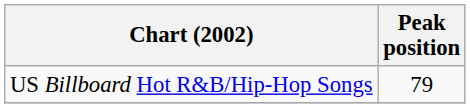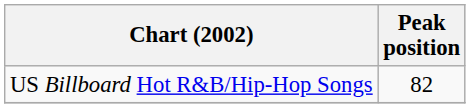(422, 84) 79 -> (422, 84) 82
